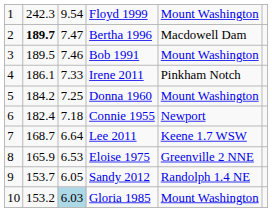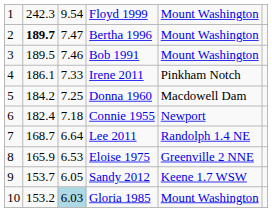(204, 34) Macdowell Dam -> (210, 34) Mount Washington
(210, 95) Mount Washington -> (204, 95) Macdowell Dam
(204, 136) Keene 1.7 WSW -> (205, 136) Randolph 1.4 NE
(205, 177) Randolph 1.4 NE -> (204, 177) Keene 1.7 WSW
